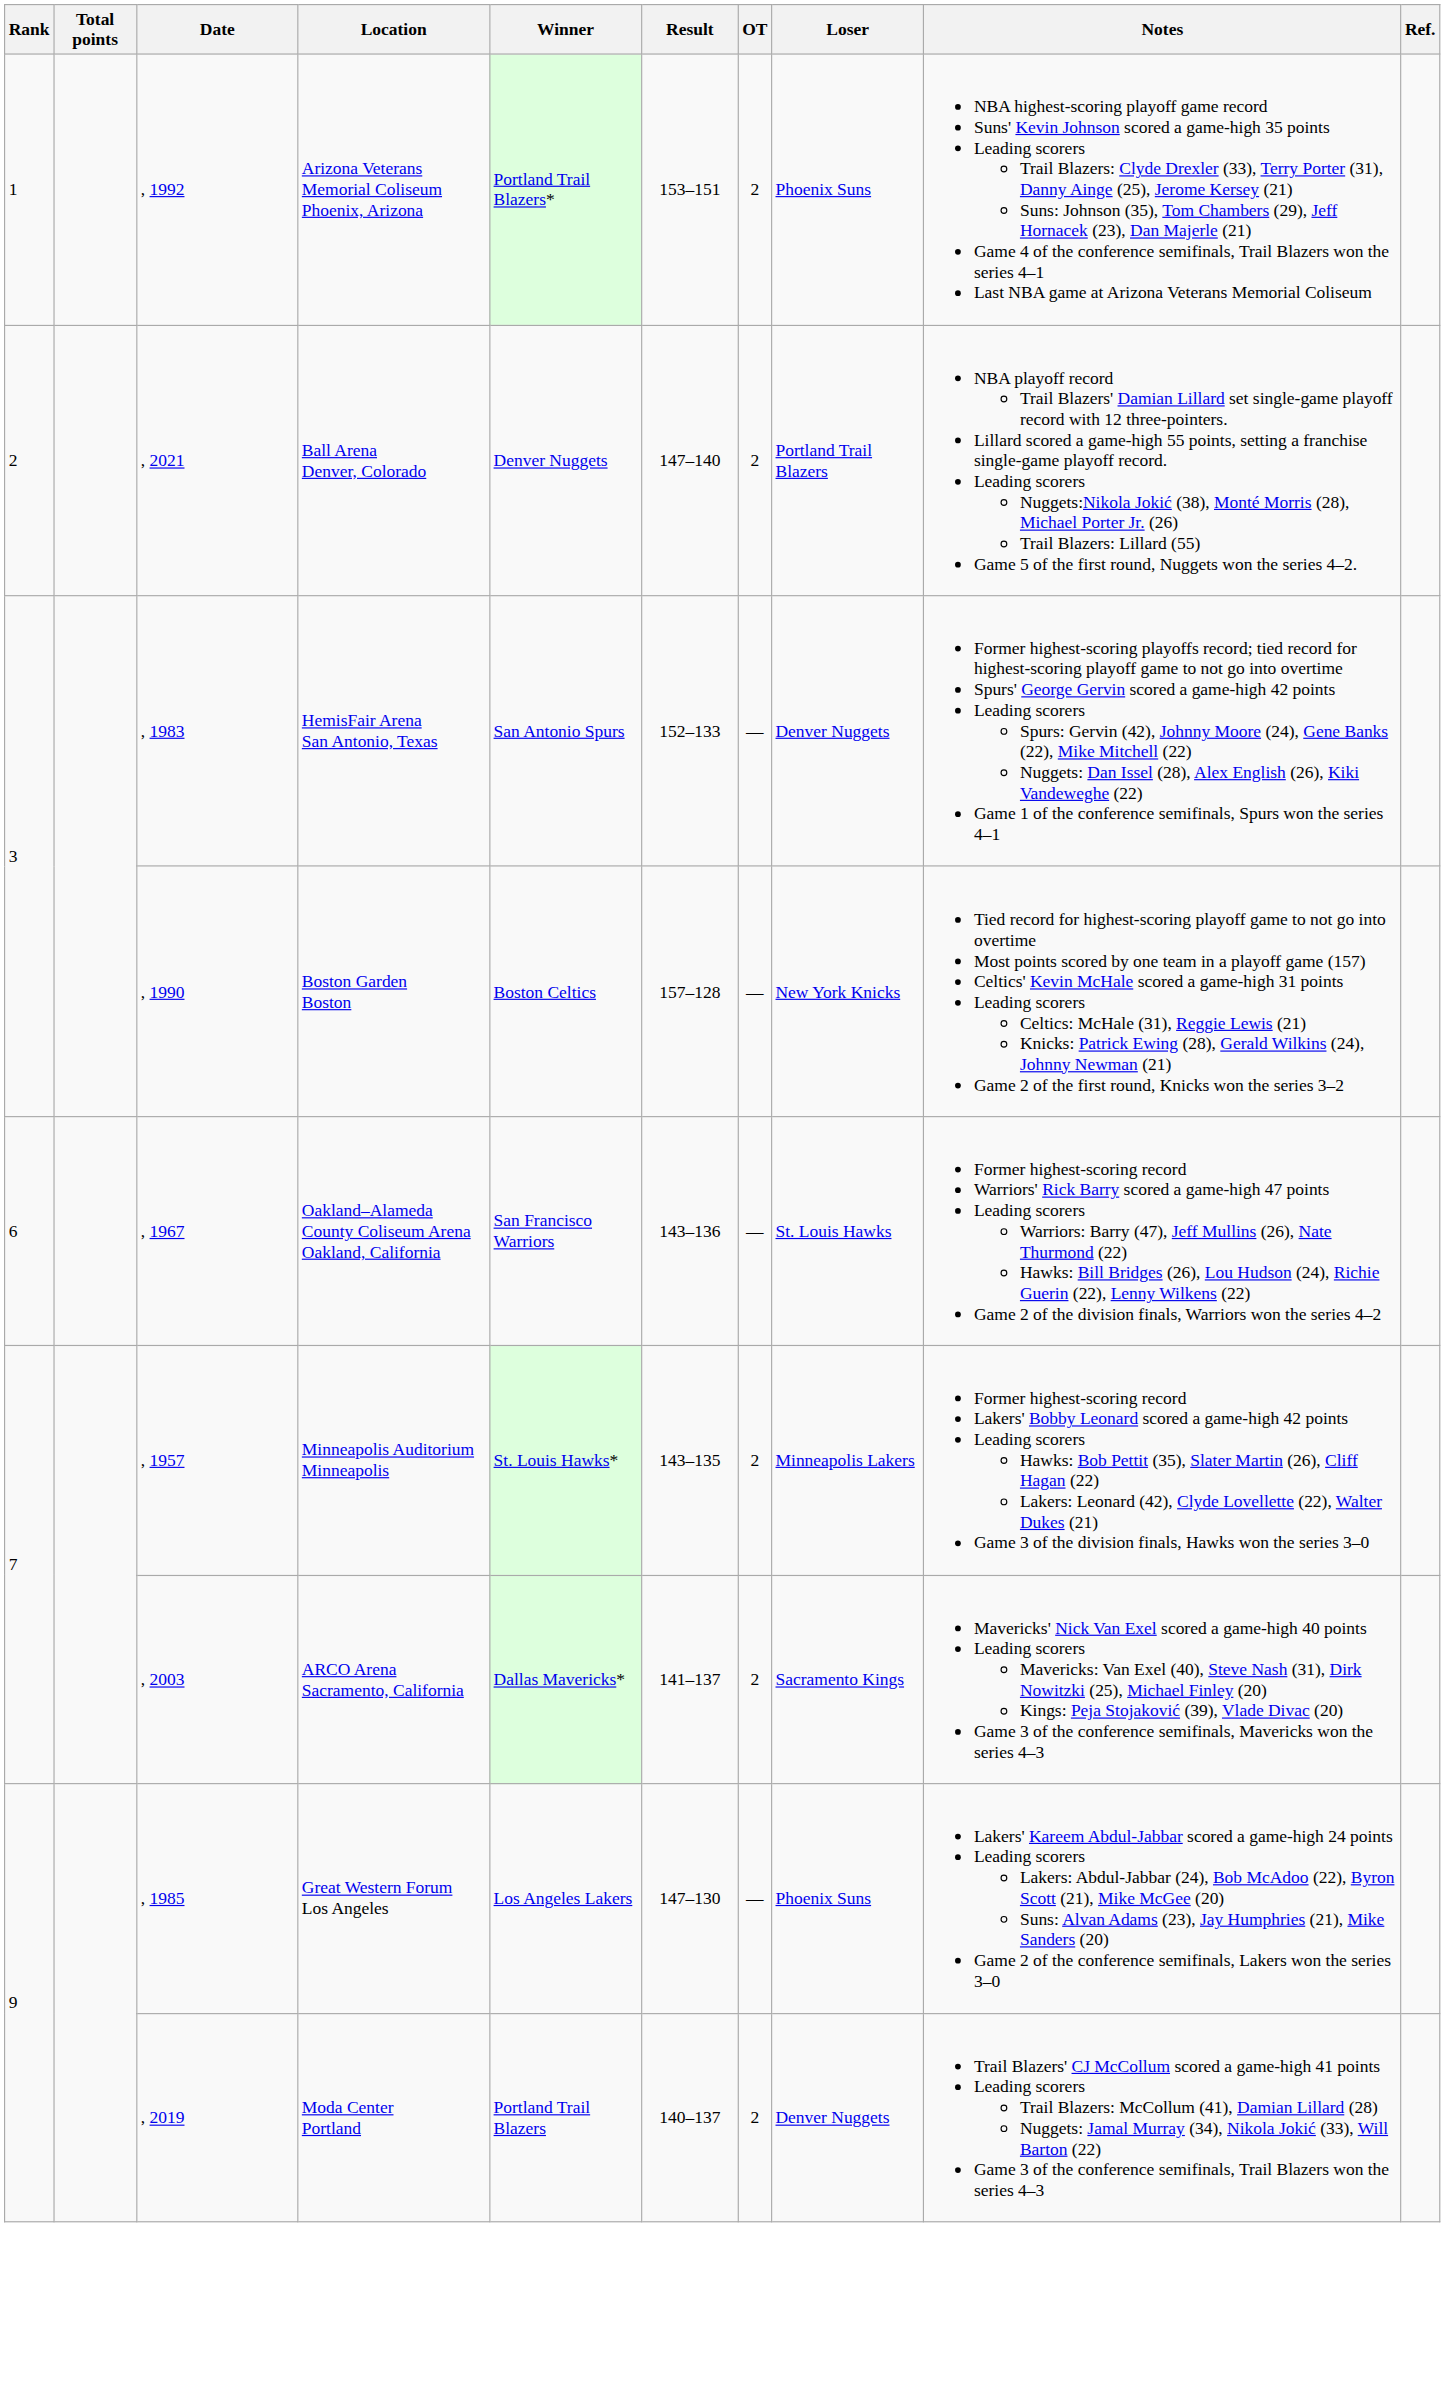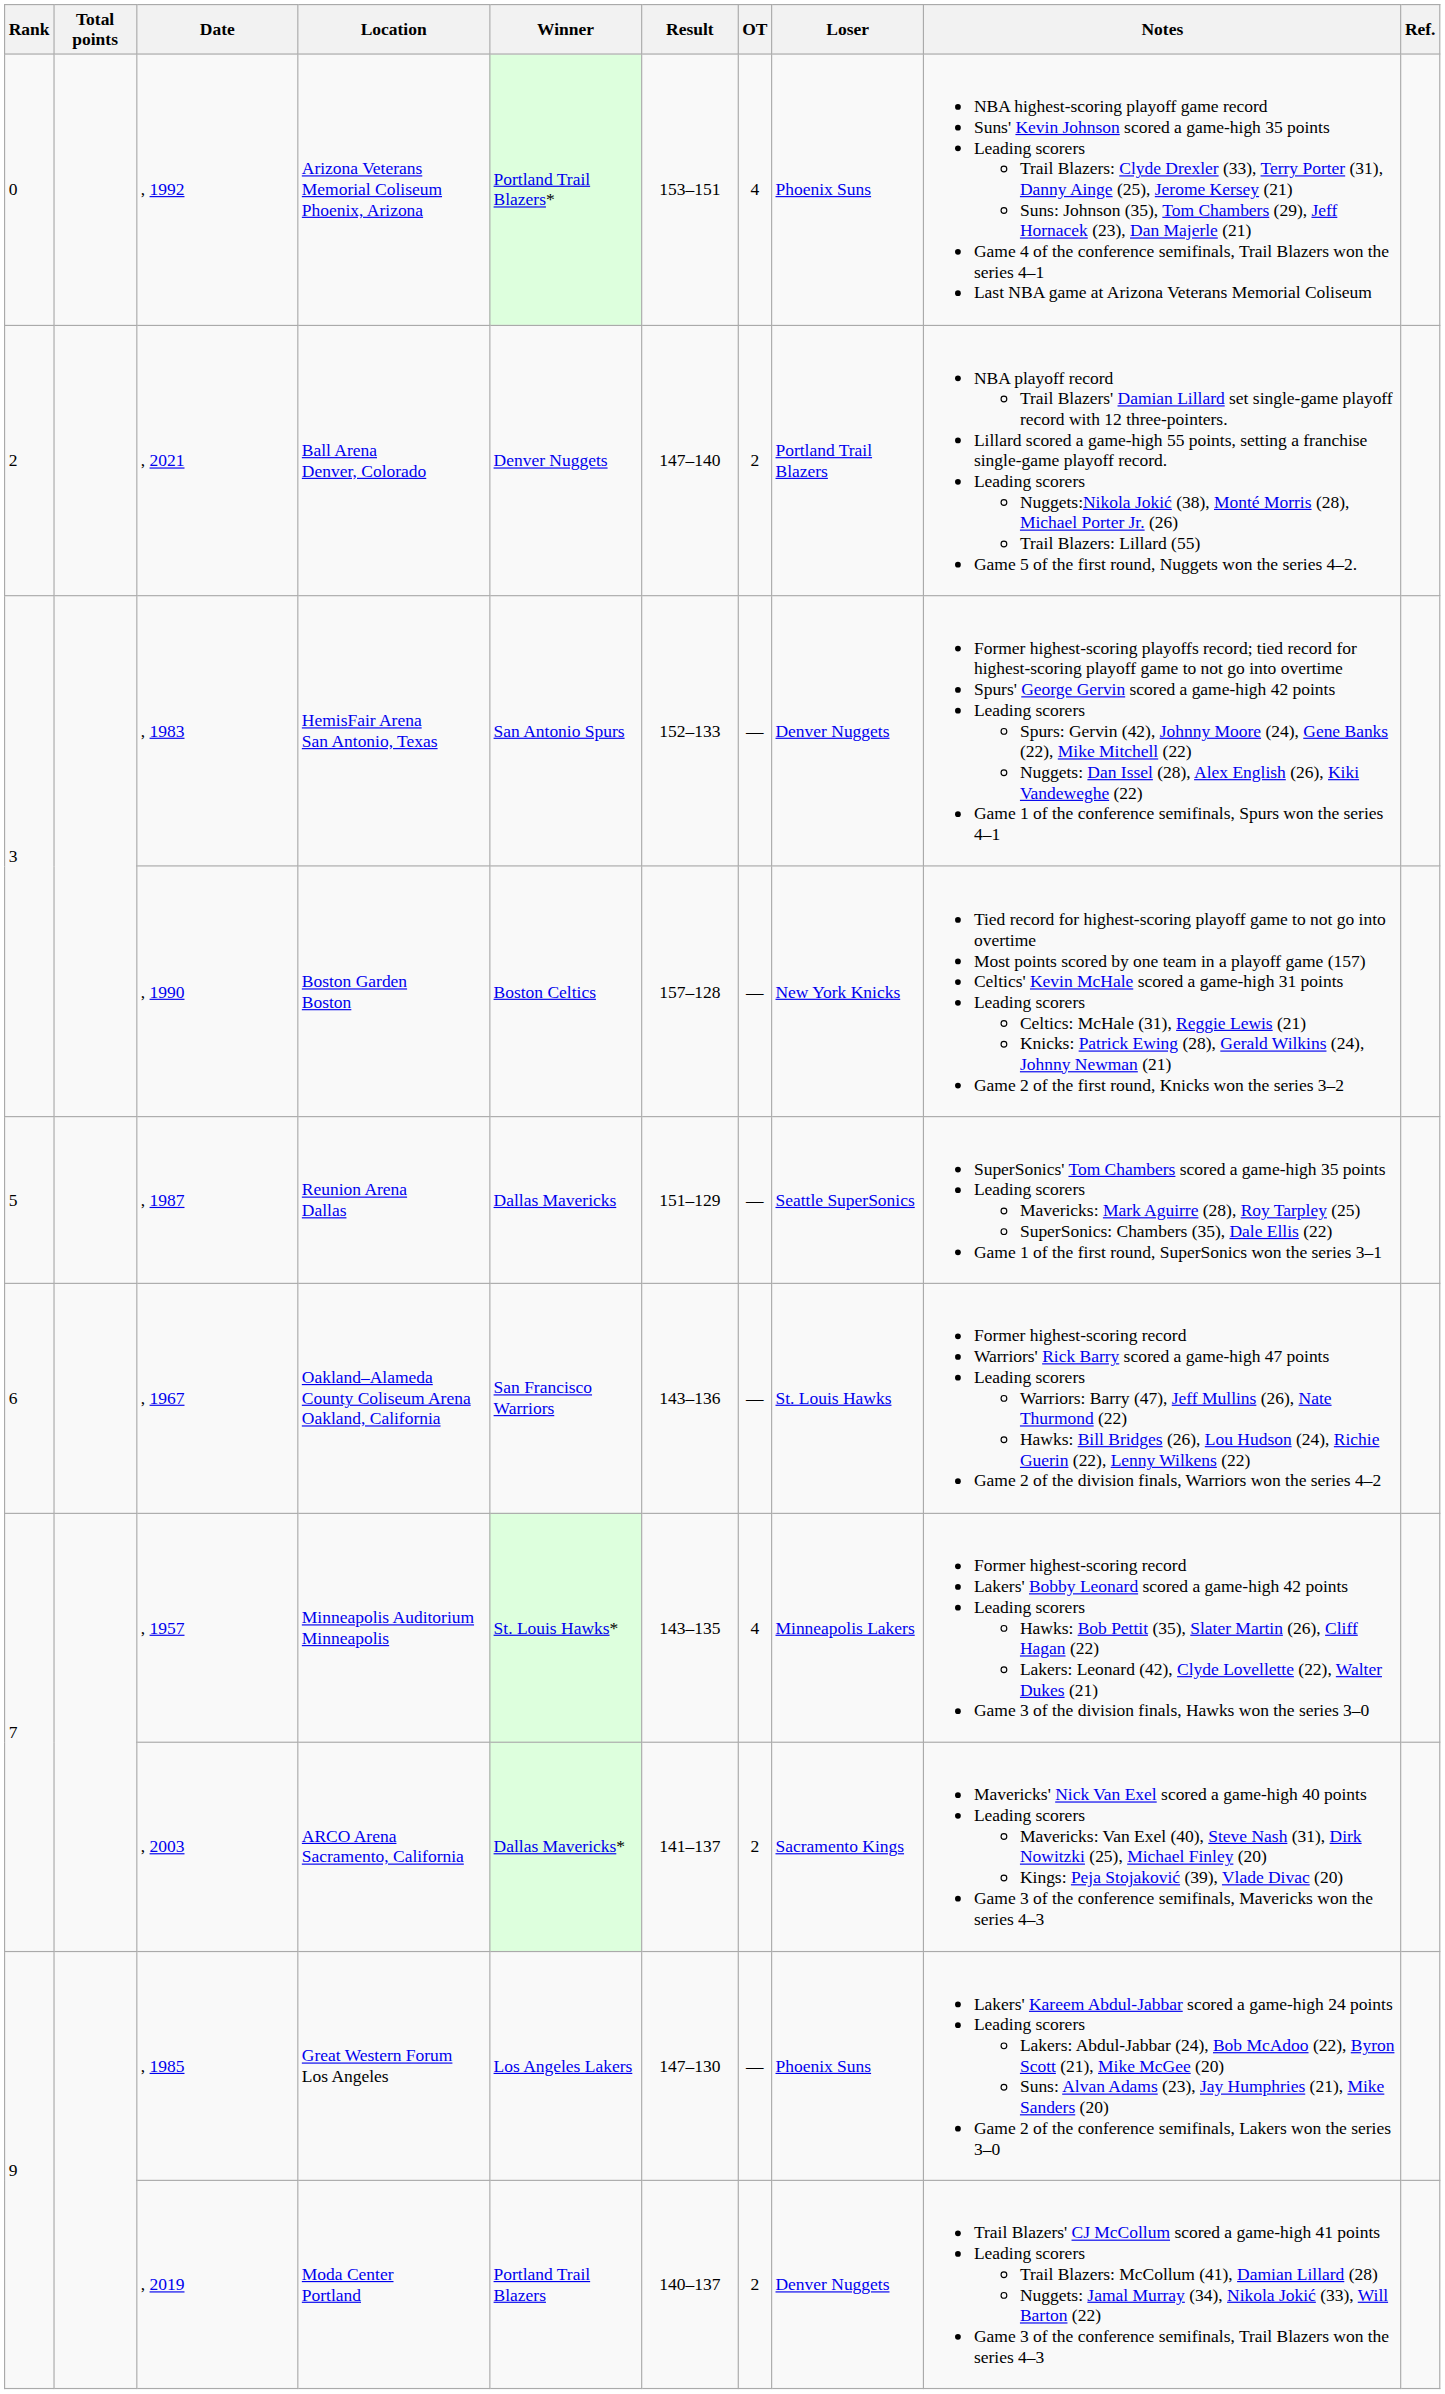(13, 189) 1 -> (13, 189) 0
(755, 189) 2 -> (755, 189) 4
+ row: (354, 1200)
(755, 1460) 2 -> (755, 1627) 4
